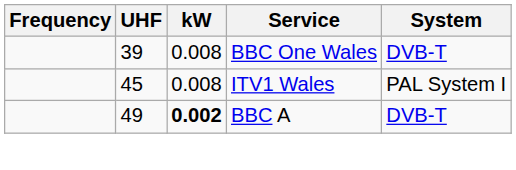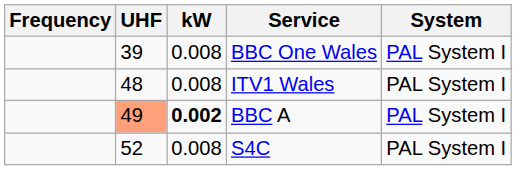(417, 52) DVB-T -> (446, 52) PAL System I
(132, 84) 45 -> (132, 84) 48
(132, 116) no background -> (132, 116) lightsalmon background
(417, 116) DVB-T -> (446, 116) PAL System I
+ row: (251, 148)
